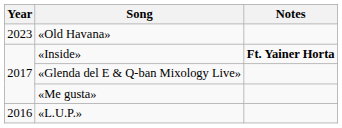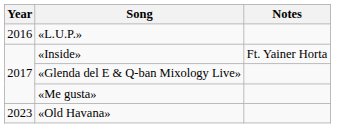rows swapped: (60, 113) <-> (74, 34)
(291, 53) bold -> (287, 53) normal
